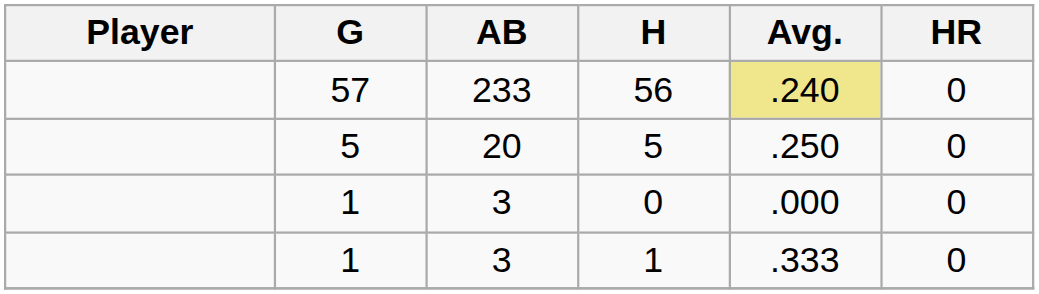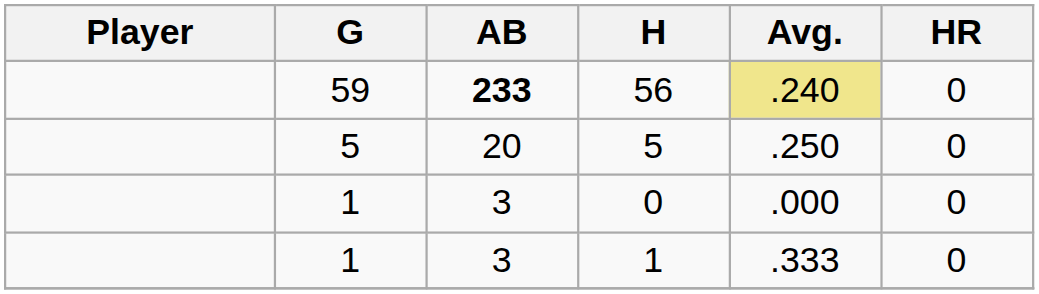(350, 89) 57 -> (350, 89) 59
(502, 89) normal -> (502, 89) bold
